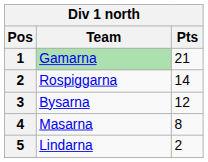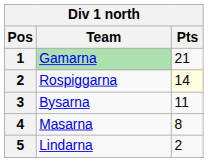(182, 80) no background -> (182, 80) lightyellow background
(182, 102) 12 -> (182, 102) 11
